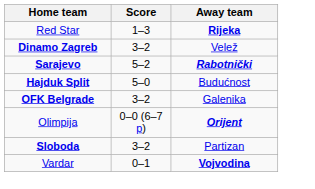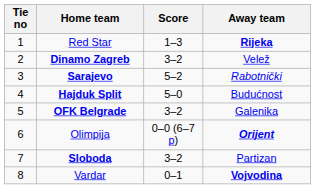+ column: (20, 19)
(224, 64) bold -> (256, 77) normal
